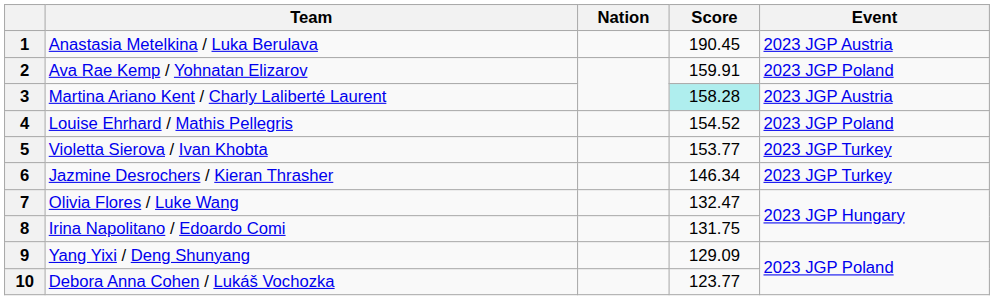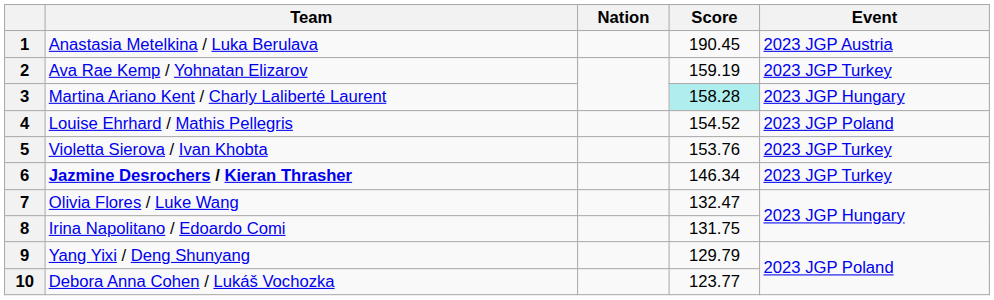(714, 70) 159.91 -> (714, 70) 159.19
(829, 70) 2023 JGP Poland -> (828, 70) 2023 JGP Turkey
(828, 96) 2023 JGP Austria -> (834, 96) 2023 JGP Hungary
(714, 149) 153.77 -> (714, 149) 153.76
(191, 176) normal -> (200, 176) bold
(714, 255) 129.09 -> (714, 255) 129.79
